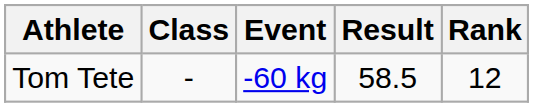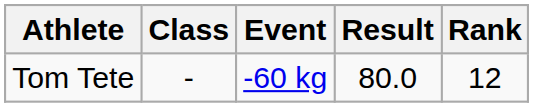(388, 77) 58.5 -> (388, 77) 80.0
